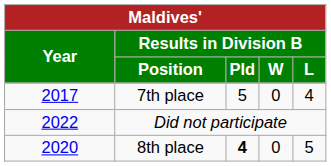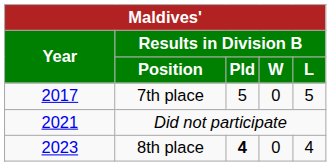(309, 95) 4 -> (309, 95) 5
(60, 122) 2022 -> (60, 122) 2021
(60, 148) 2020 -> (60, 148) 2023
(309, 148) 5 -> (309, 148) 4
